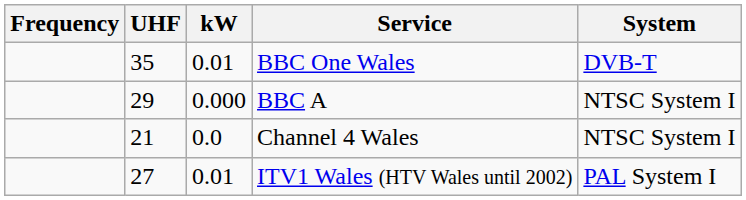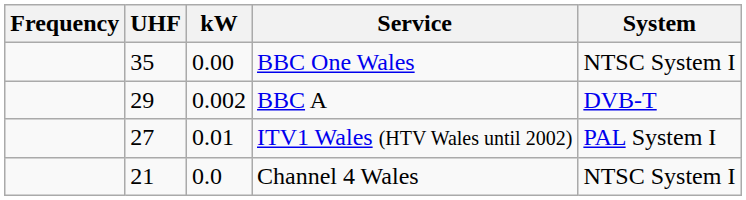(213, 61) 0.01 -> (213, 61) 0.00
(620, 61) DVB-T -> (659, 61) NTSC System I
(219, 99) 0.000 -> (219, 99) 0.002
(659, 99) NTSC System I -> (620, 99) DVB-T
rows swapped: (415, 175) <-> (338, 137)
